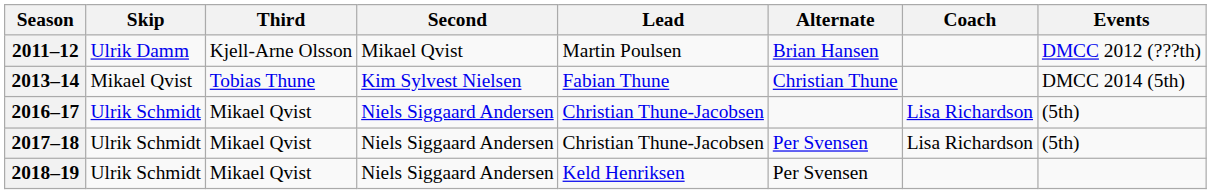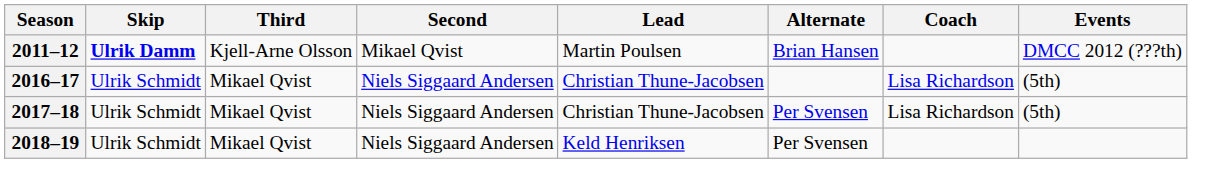(140, 50) normal -> (143, 50) bold
- row: (45, 81)
